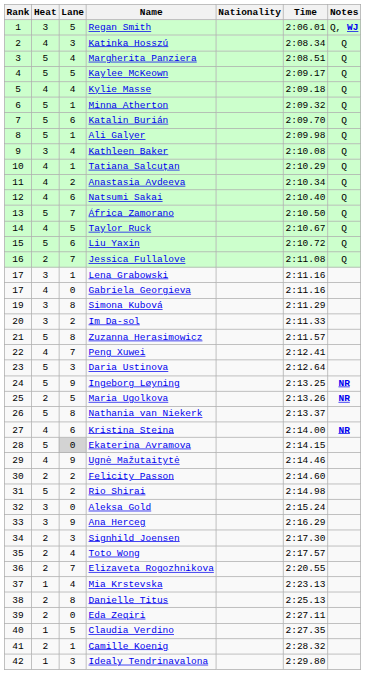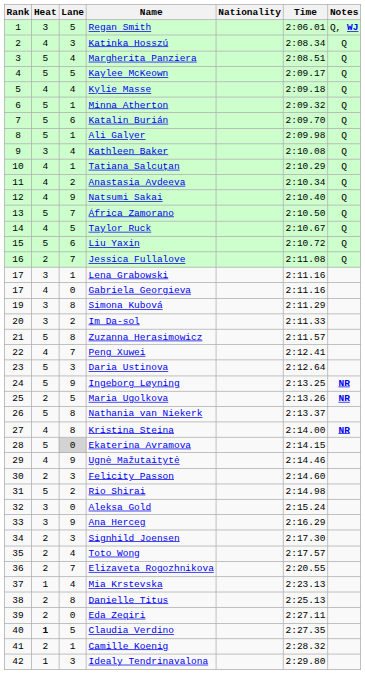(73, 198) 6 -> (73, 198) 9
(73, 430) 6 -> (73, 430) 8
(73, 476) 2 -> (73, 476) 3
(45, 631) normal -> (45, 631) bold
